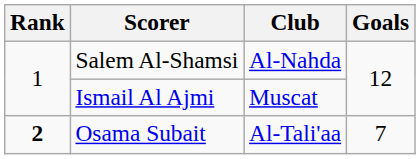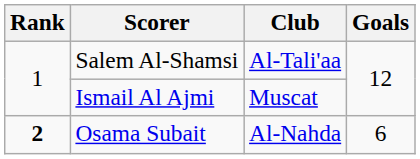(295, 60) Al-Nahda -> (295, 60) Al-Tali'aa
(295, 134) Al-Tali'aa -> (295, 134) Al-Nahda
(381, 134) 7 -> (381, 134) 6
